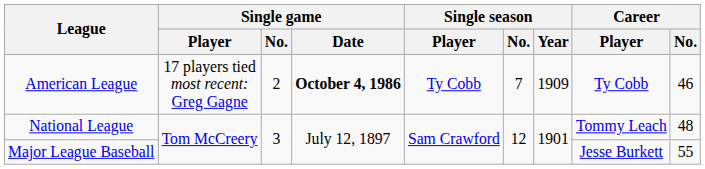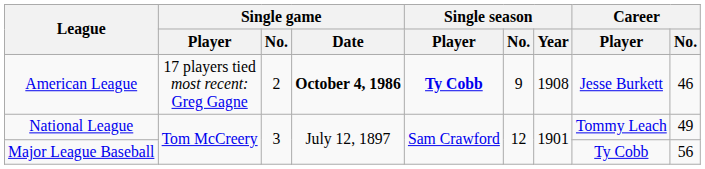(454, 84) normal -> (454, 84) bold
(519, 84) 7 -> (519, 84) 9
(553, 84) 1909 -> (553, 84) 1908
(621, 84) Ty Cobb -> (621, 84) Jesse Burkett
(686, 126) 48 -> (686, 126) 49
(621, 151) Jesse Burkett -> (621, 151) Ty Cobb
(686, 151) 55 -> (686, 151) 56
